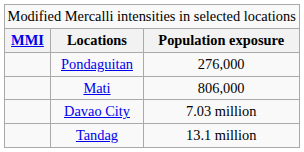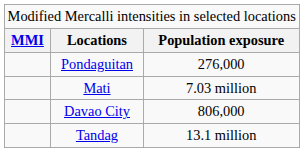(221, 88) 806,000 -> (221, 88) 7.03 million
(221, 111) 7.03 million -> (221, 111) 806,000
